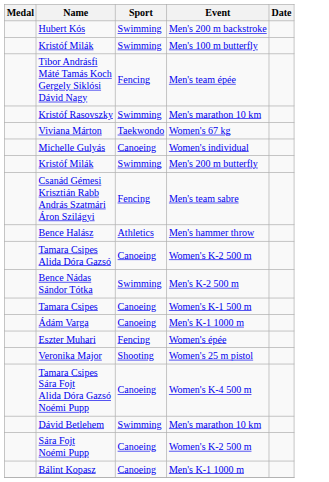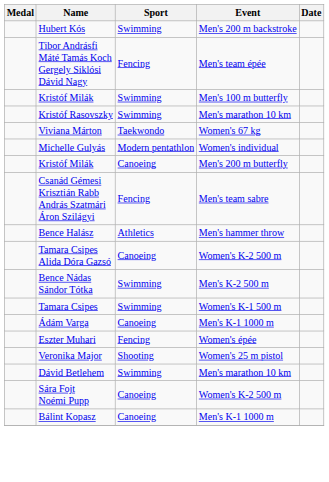rows swapped: (75, 80) <-> (66, 46)
(137, 147) Canoeing -> (156, 147) Modern pentathlon
(140, 164) Swimming -> (137, 164) Canoeing
(137, 306) Canoeing -> (140, 306) Swimming
- row: (75, 390)
